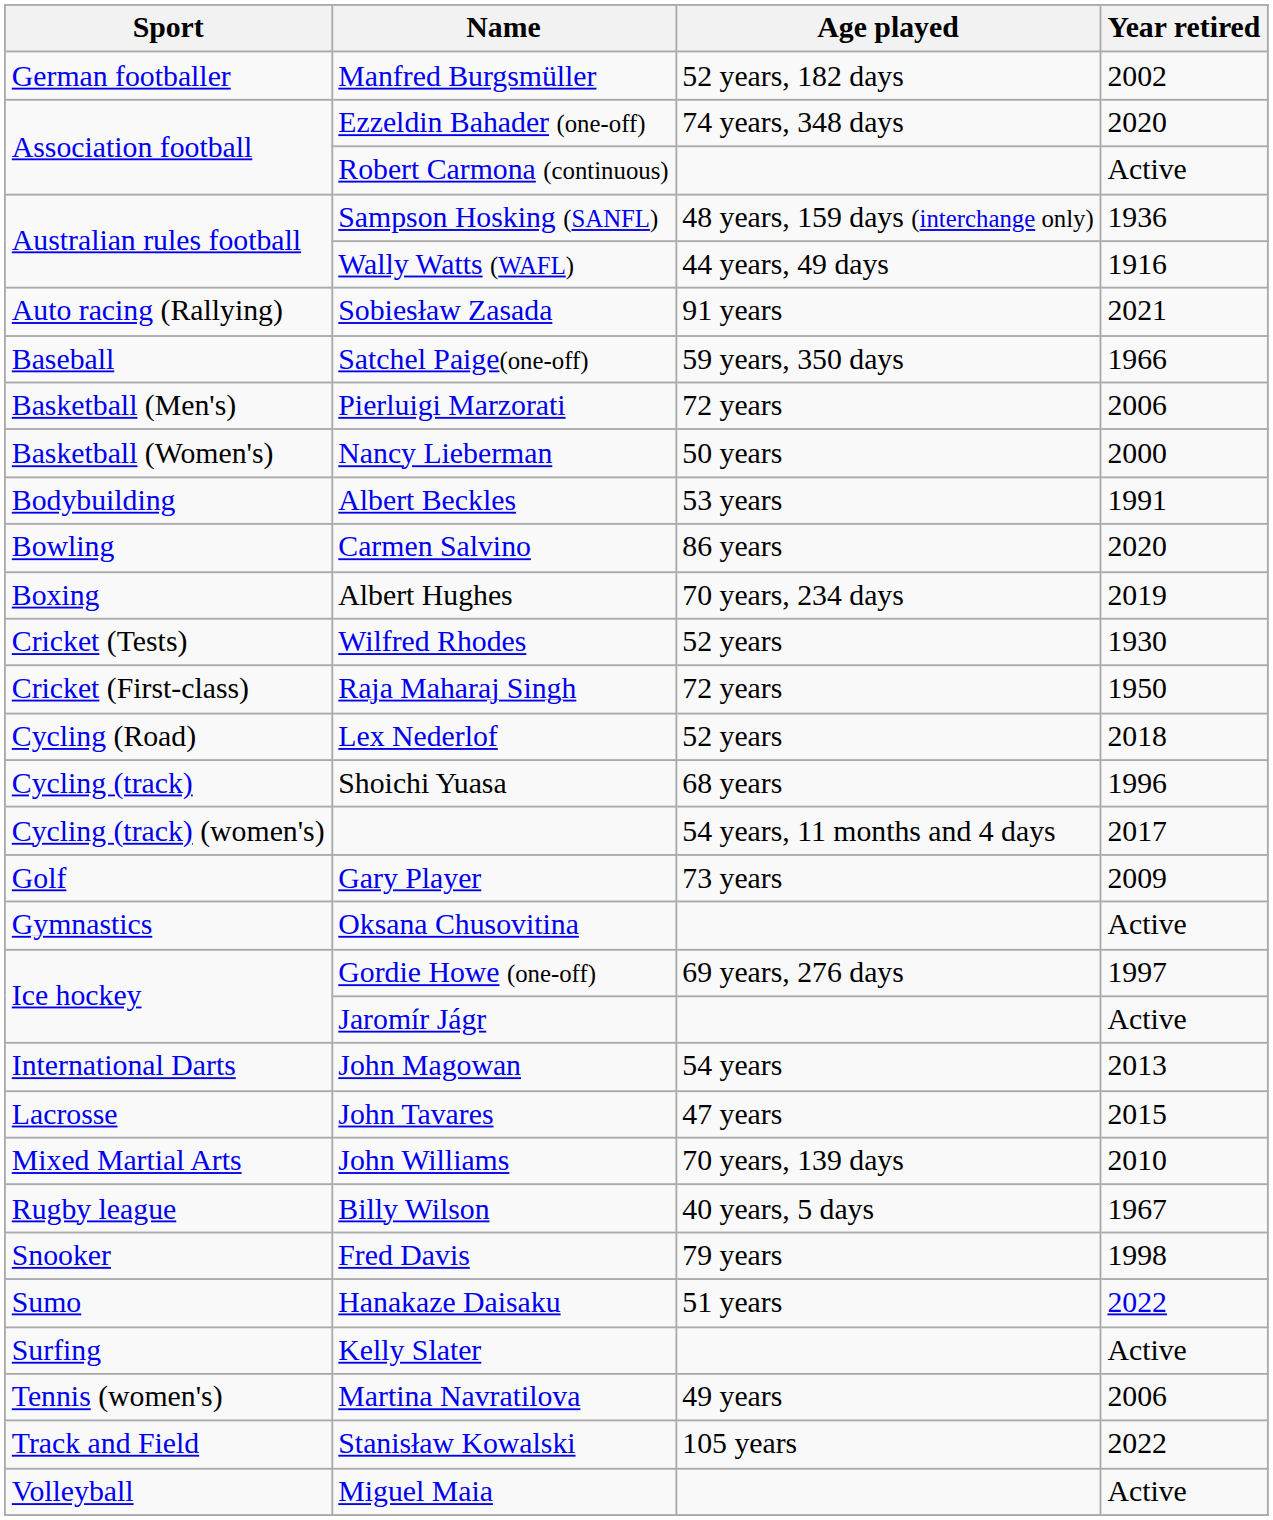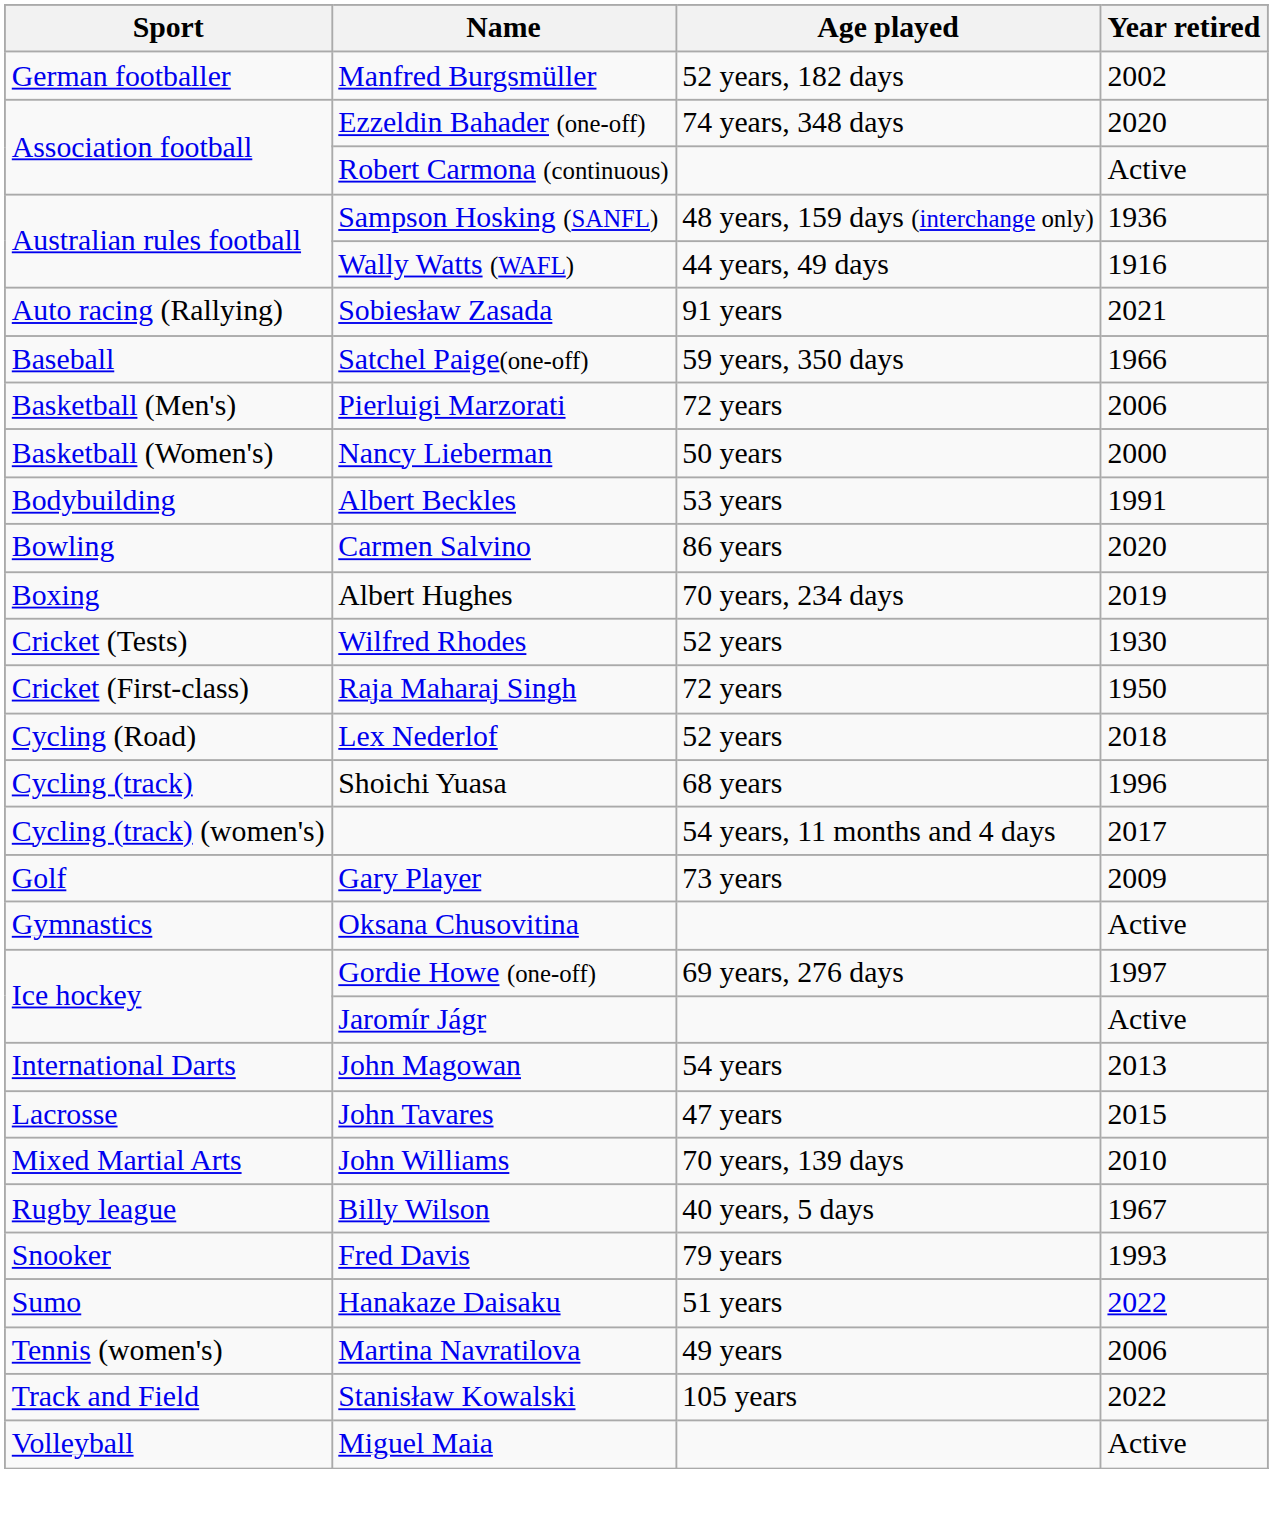(1137, 1255) 1998 -> (1137, 1255) 1993
- row: (56, 1349)
